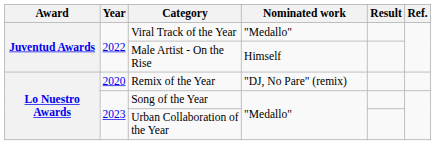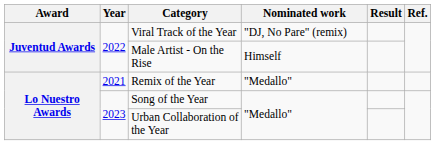(268, 31) "Medallo" -> (295, 31) "DJ, No Pare" (remix)
(114, 81) 2020 -> (114, 81) 2021
(295, 81) "DJ, No Pare" (remix) -> (268, 81) "Medallo"
